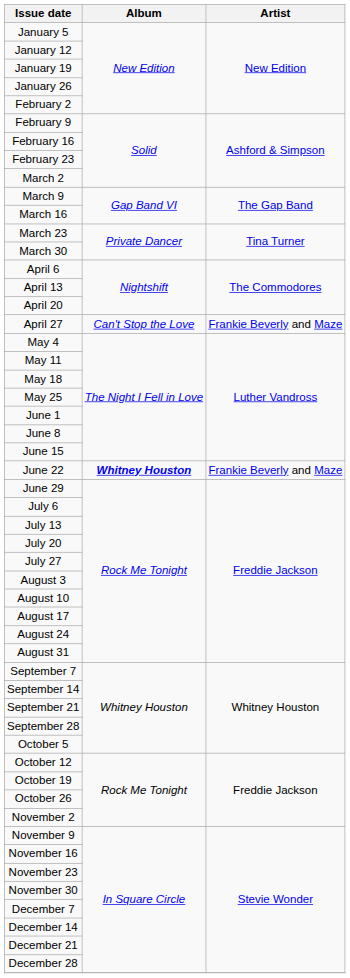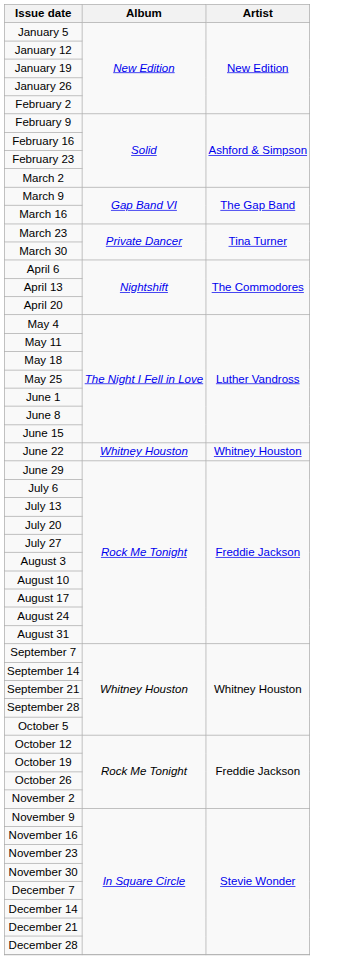- row: (43, 324)
(144, 470) bold -> (144, 452) normal
(275, 470) Frankie Beverly and Maze -> (258, 452) Whitney Houston
